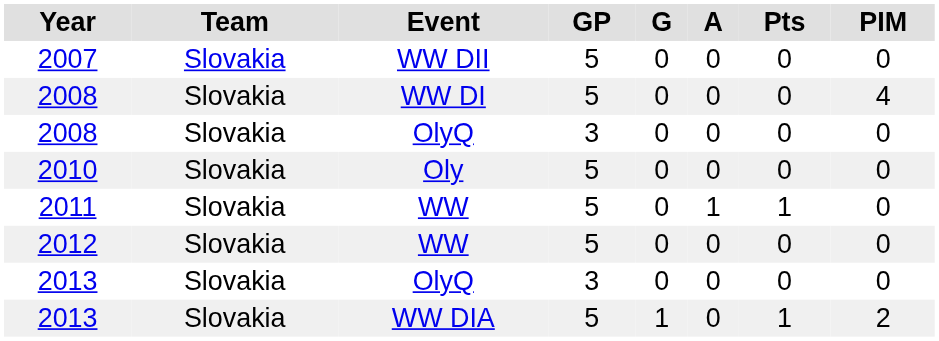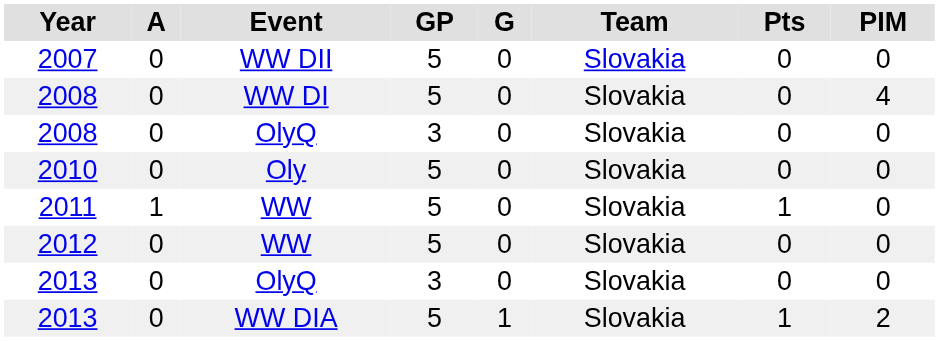columns swapped: (235, 22) <-> (713, 22)
